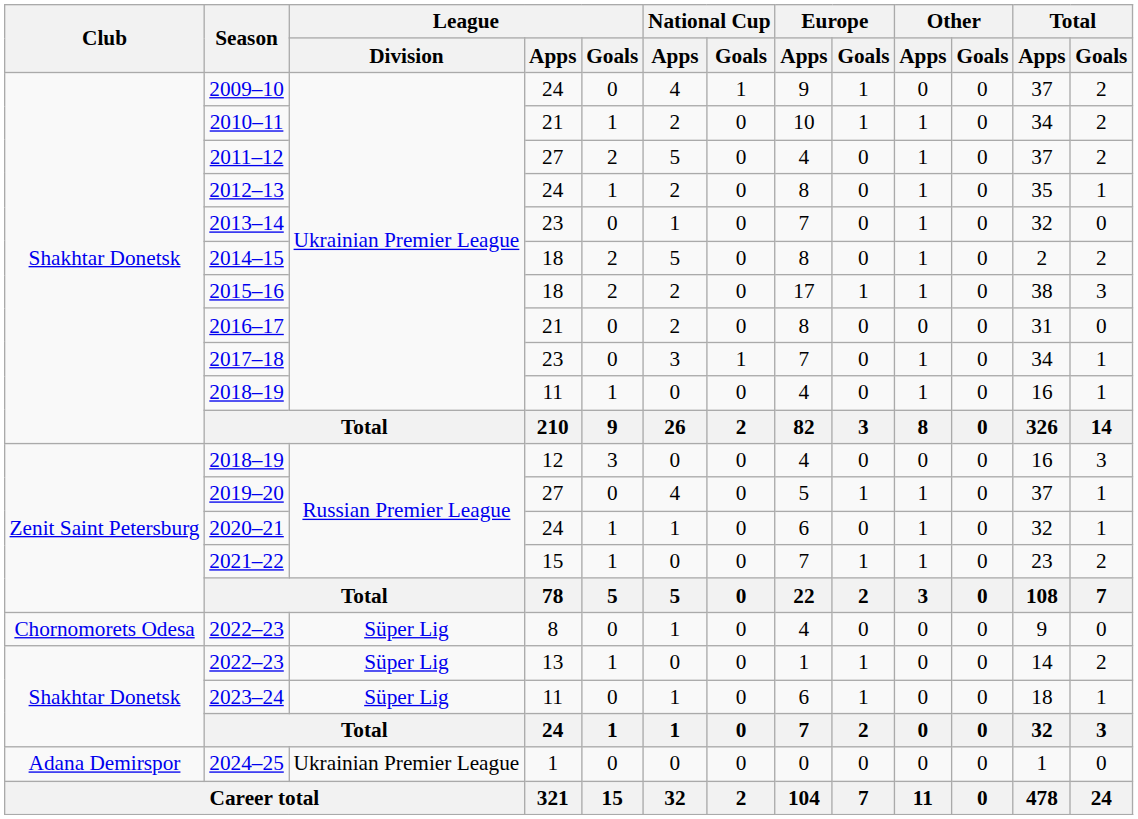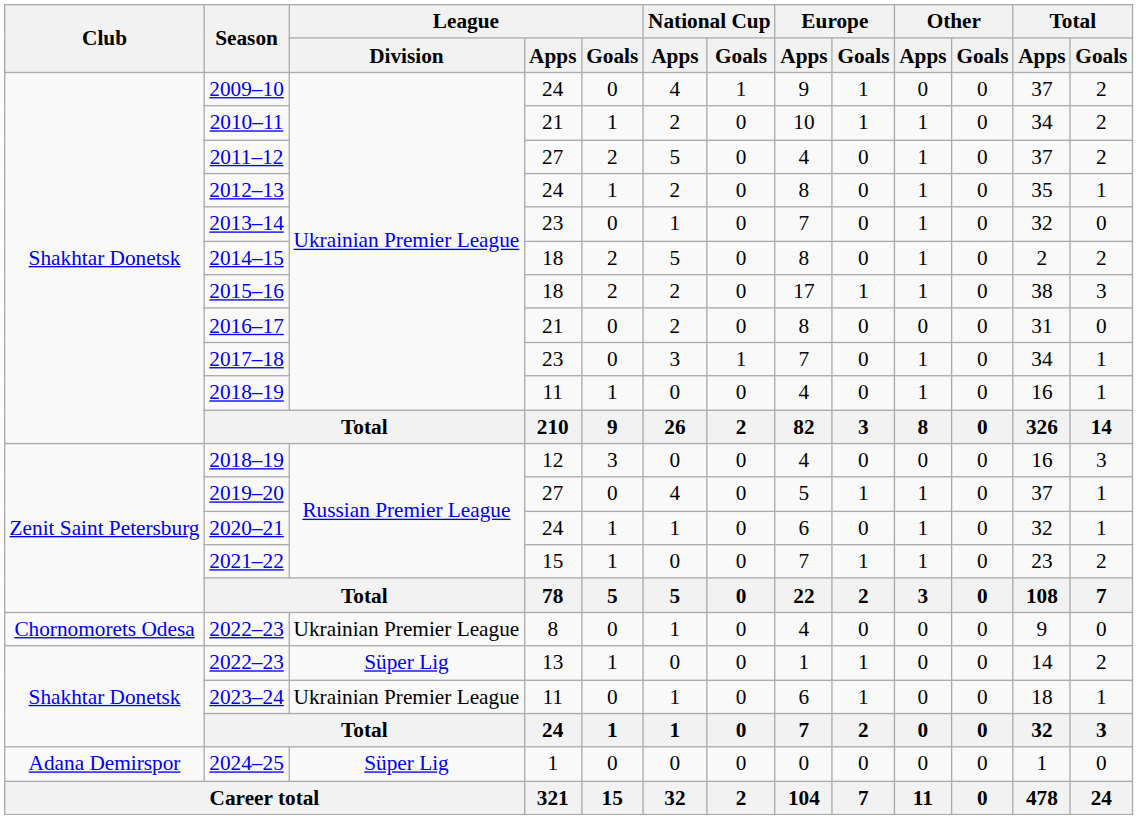(406, 628) Süper Lig -> (406, 628) Ukrainian Premier League
(406, 696) Süper Lig -> (406, 696) Ukrainian Premier League
(406, 763) Ukrainian Premier League -> (406, 763) Süper Lig
